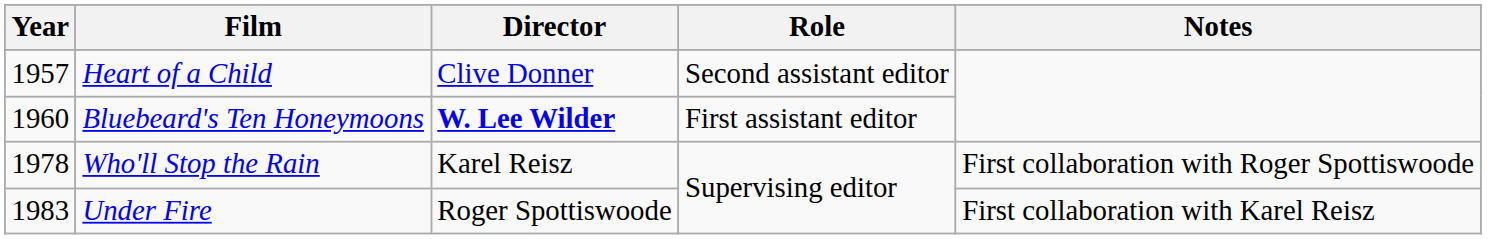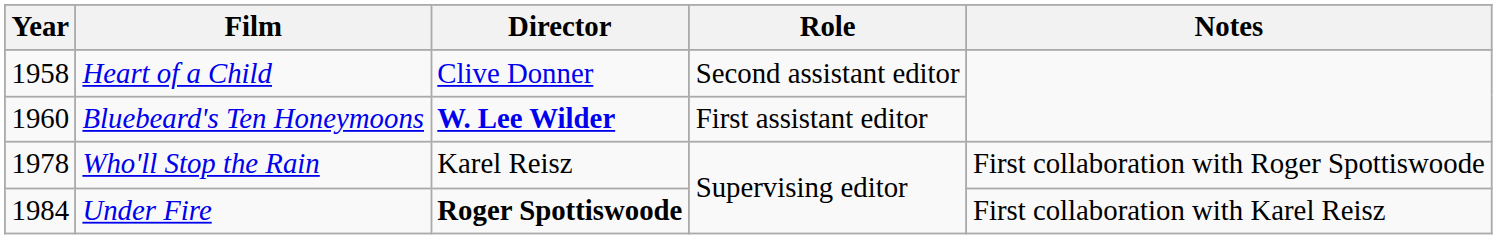(40, 73) 1957 -> (40, 73) 1958
(40, 210) 1983 -> (40, 210) 1984
(554, 210) normal -> (560, 210) bold
